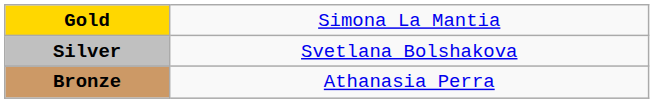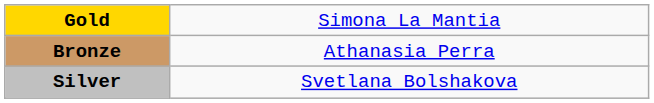rows swapped: (87, 51) <-> (87, 82)
